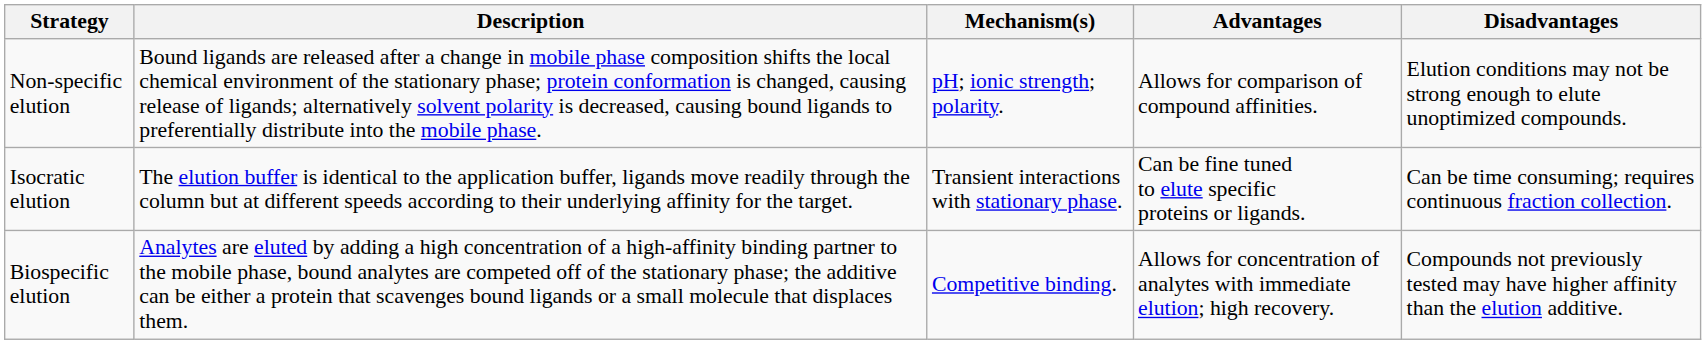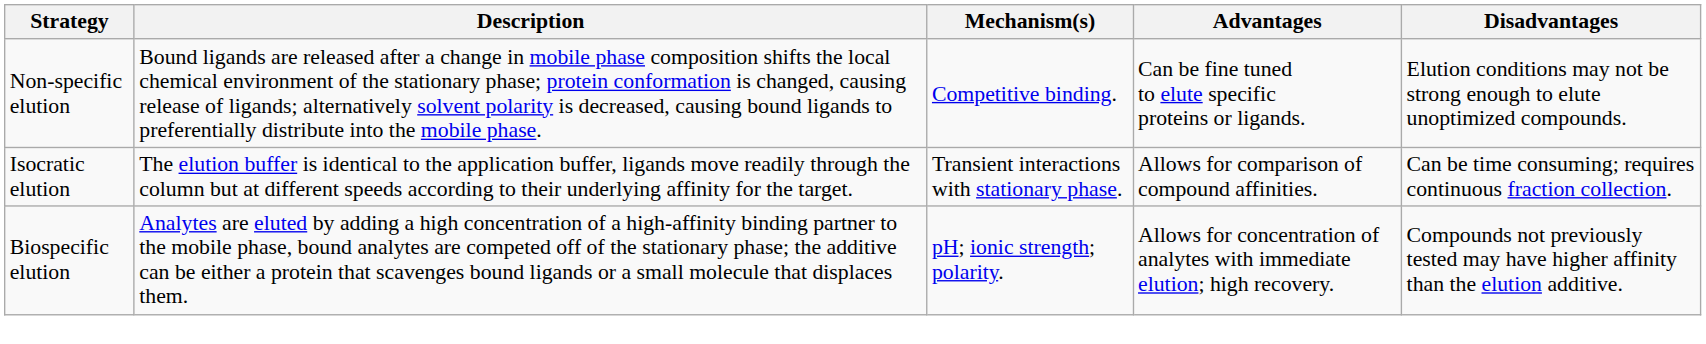(1014, 92) pH; ionic strength; polarity. -> (1024, 92) Competitive binding.
(1250, 92) Allows for comparison of compound affinities. -> (1222, 92) Can be fine tuned to elute specific proteins or ligands.
(1222, 188) Can be fine tuned to elute specific proteins or ligands. -> (1250, 176) Allows for comparison of compound affinities.
(1024, 284) Competitive binding. -> (1014, 259) pH; ionic strength; polarity.
